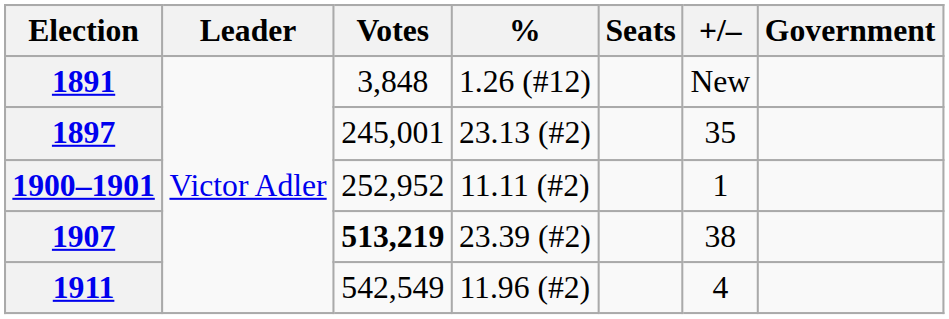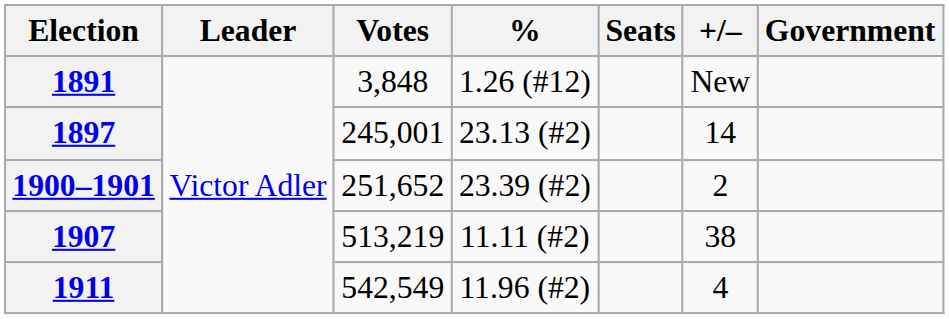(720, 132) 35 -> (720, 132) 14
(393, 183) 252,952 -> (393, 183) 251,652
(525, 183) 11.11 (#2) -> (525, 183) 23.39 (#2)
(720, 183) 1 -> (720, 183) 2
(393, 235) bold -> (393, 235) normal
(525, 235) 23.39 (#2) -> (525, 235) 11.11 (#2)
